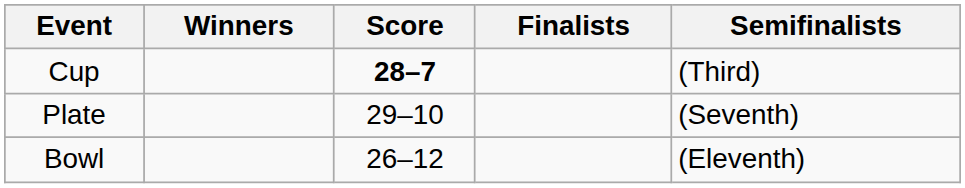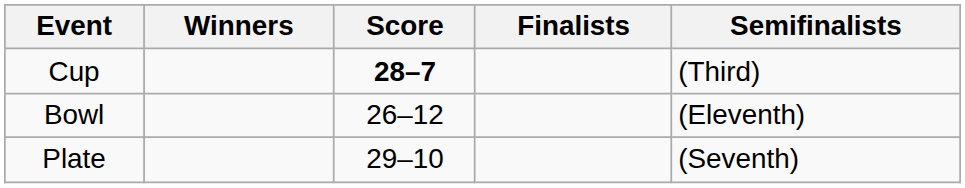rows swapped: (74, 114) <-> (74, 159)
